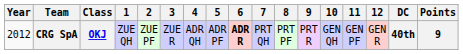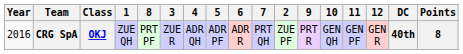columns swapped: (149, 13) <-> (286, 13)
(19, 35) 2012 -> (19, 35) 2016
(240, 35) bold -> (240, 35) normal
(438, 35) 9 -> (438, 35) 8
